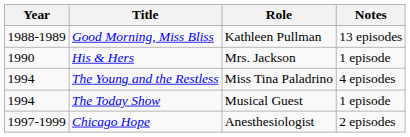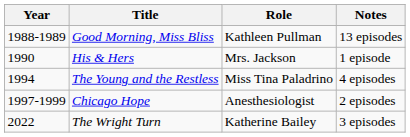- row: (116, 100)
+ row: (116, 121)
